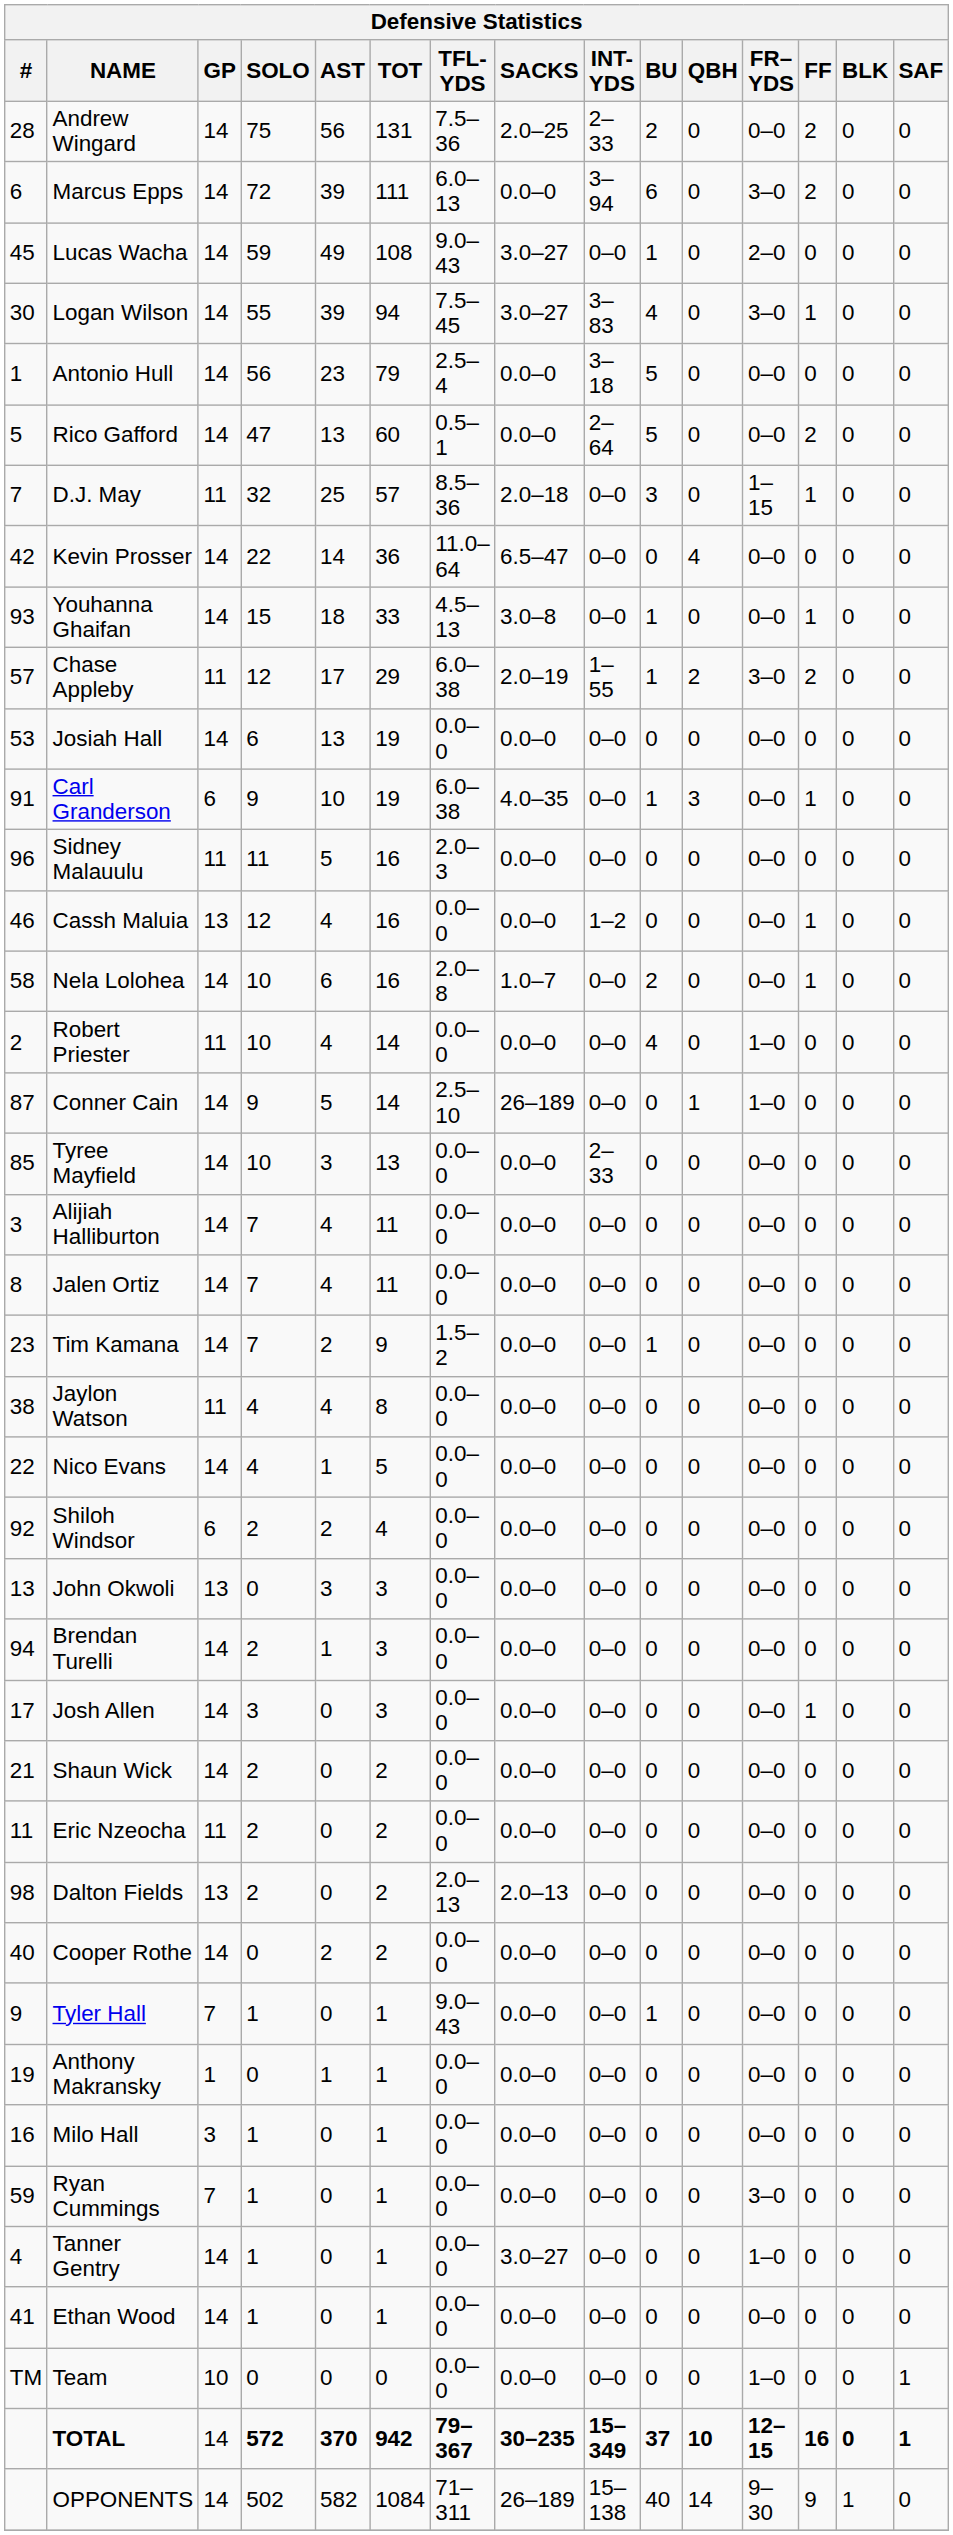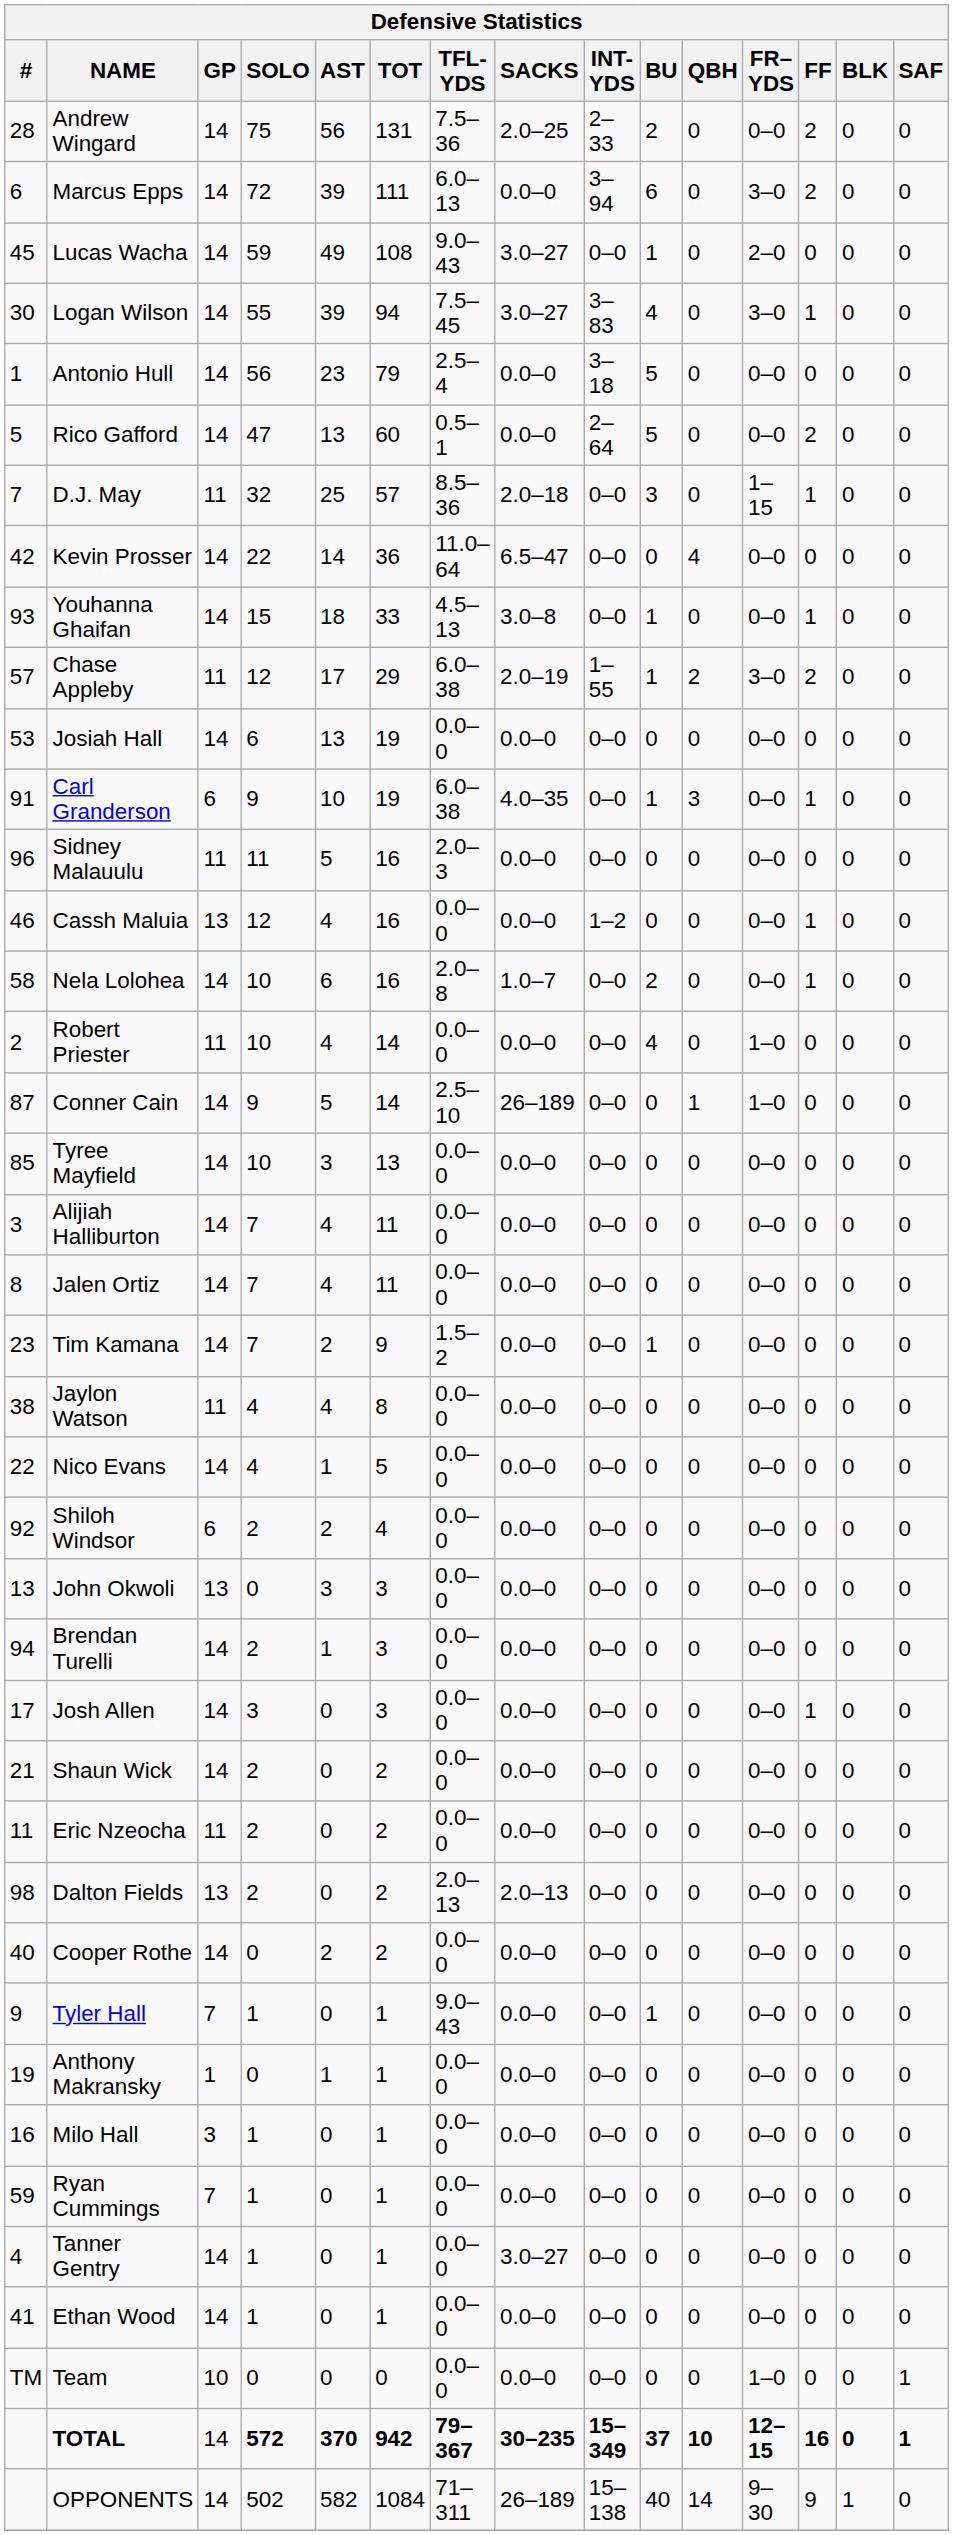(601, 1163) 2–33 -> (607, 1163) 0–0
(767, 2195) 3–0 -> (767, 2195) 0–0
(767, 2256) 1–0 -> (767, 2256) 0–0
